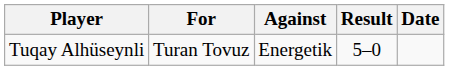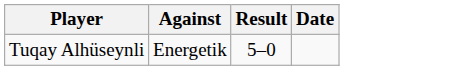- column: (201, 19)
